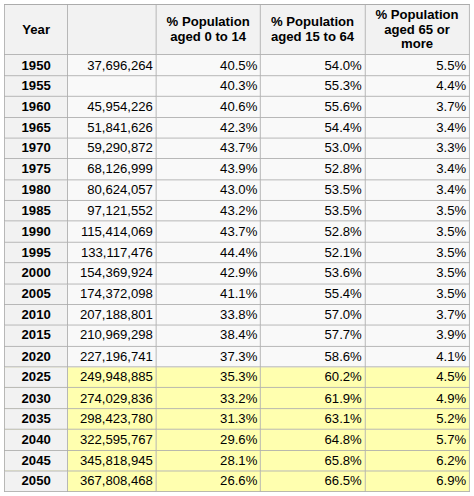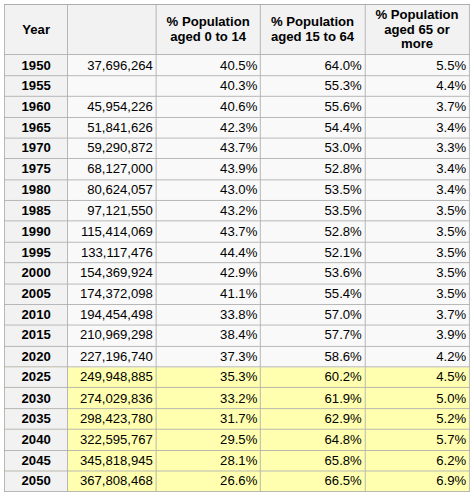(343, 65) 54.0% -> (343, 65) 64.0%
(120, 169) 68,126,999 -> (120, 169) 68,127,000
(120, 210) 97,121,552 -> (120, 210) 97,121,550
(116, 314) 207,188,801 -> (116, 314) 194,454,498
(116, 356) 227,196,741 -> (116, 356) 227,196,740
(451, 356) 4.1% -> (451, 356) 4.2%
(451, 398) 4.9% -> (451, 398) 5.0%
(239, 418) 31.3% -> (239, 418) 31.7%
(343, 418) 63.1% -> (343, 418) 62.9%
(239, 439) 29.6% -> (239, 439) 29.5%
